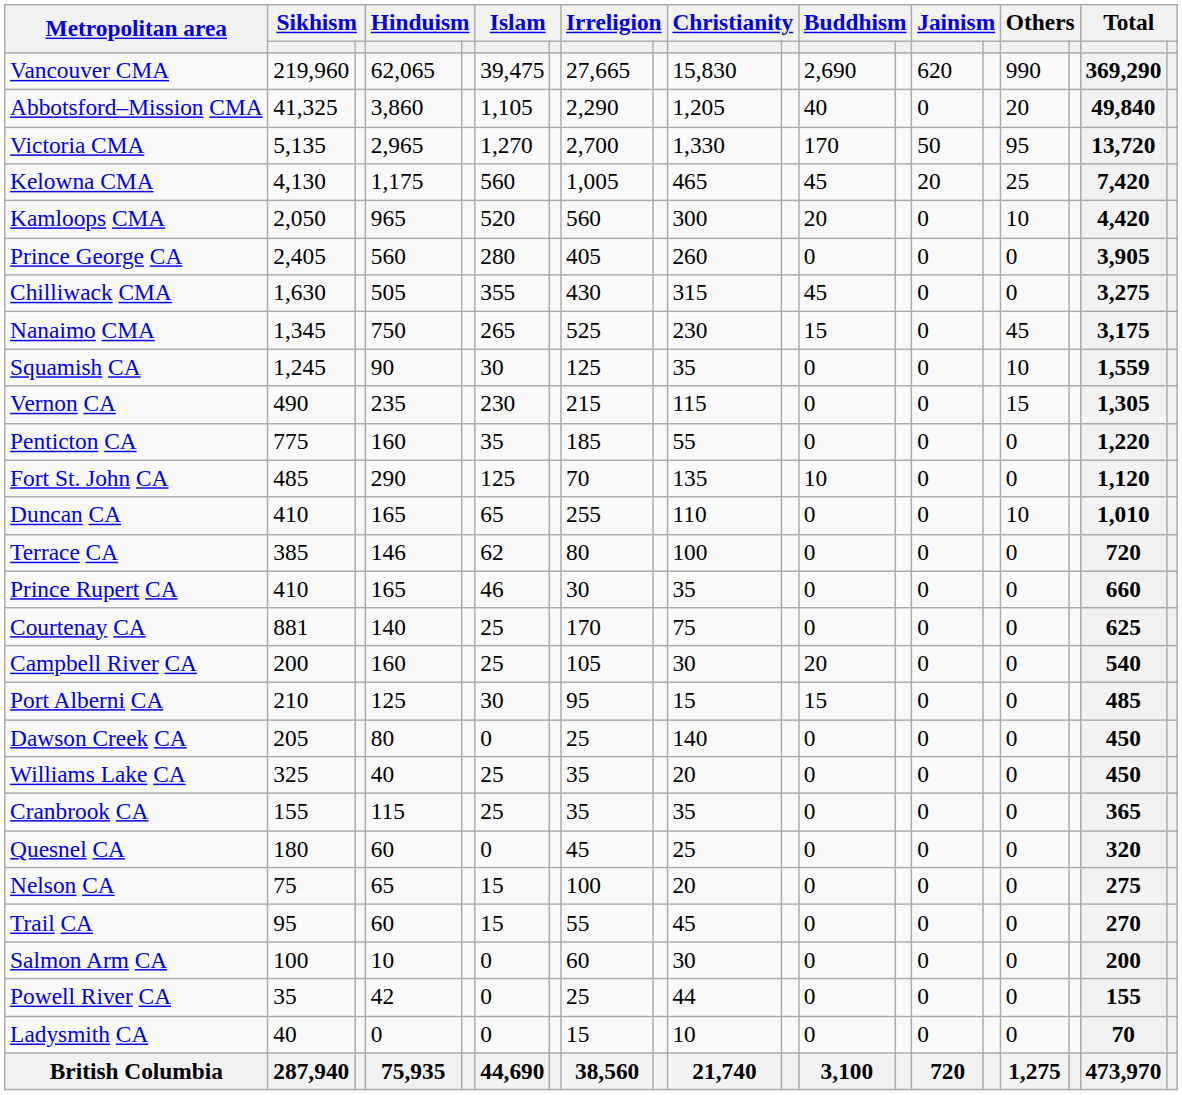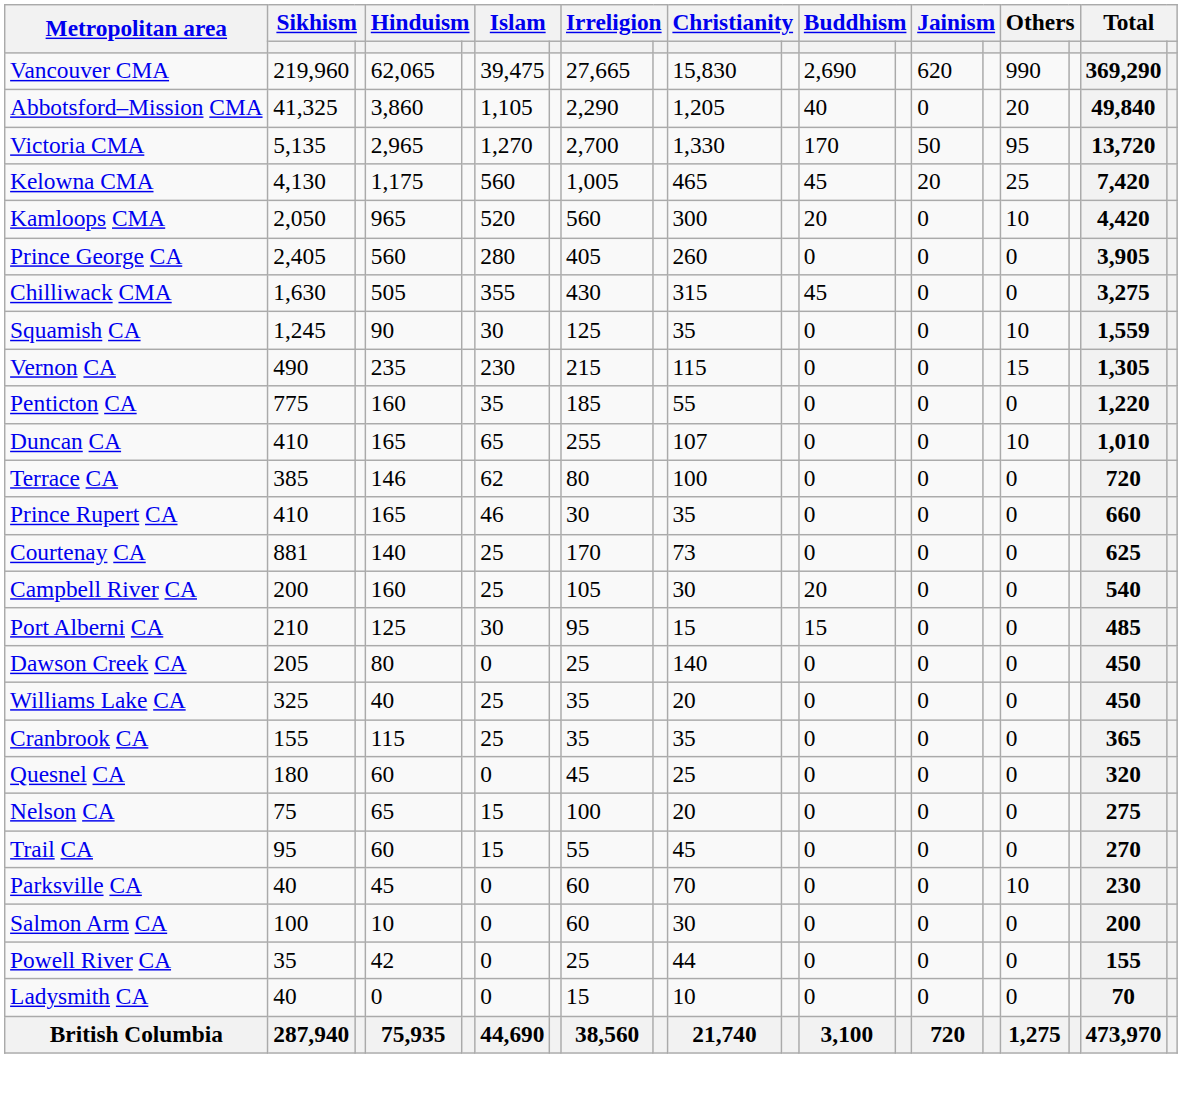- row: (82, 330)
- row: (89, 478)
(689, 515) 110 -> (690, 441) 107
(684, 626) 75 -> (684, 552) 73
+ row: (76, 885)
